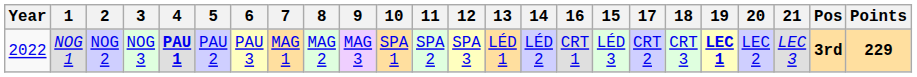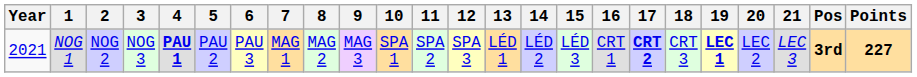columns swapped: (611, 17) <-> (575, 17)
(28, 51) 2022 -> (28, 51) 2021
(647, 51) normal -> (647, 51) bold
(879, 51) 229 -> (879, 51) 227
